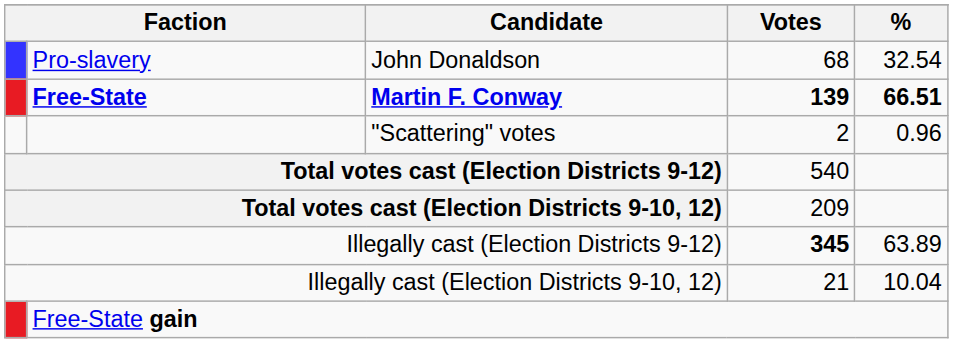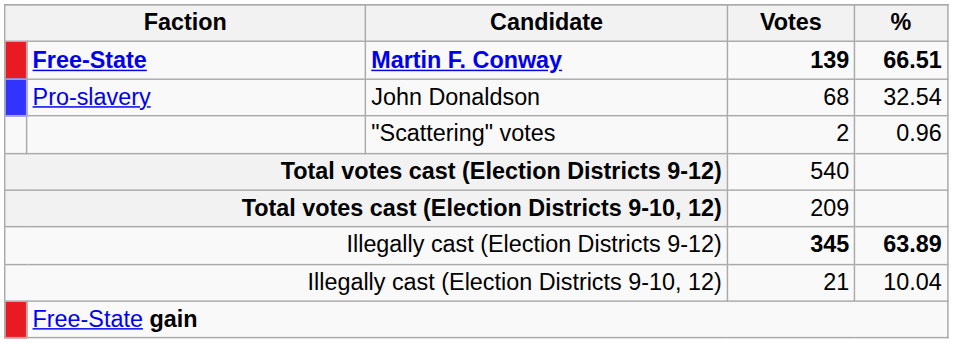rows swapped: (90, 97) <-> (92, 60)
(913, 245) normal -> (913, 245) bold
